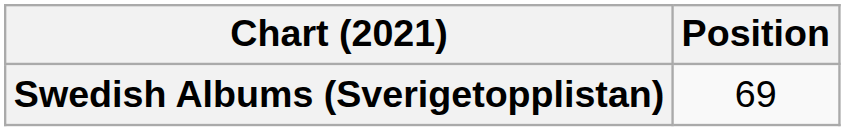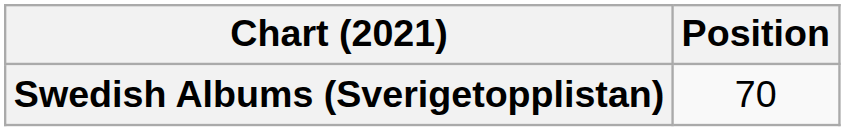(756, 93) 69 -> (756, 93) 70
